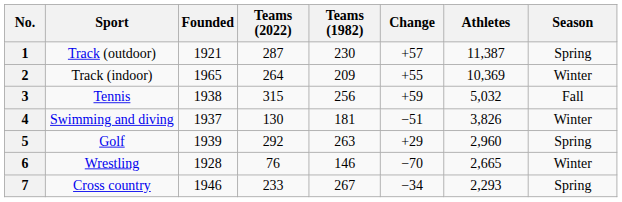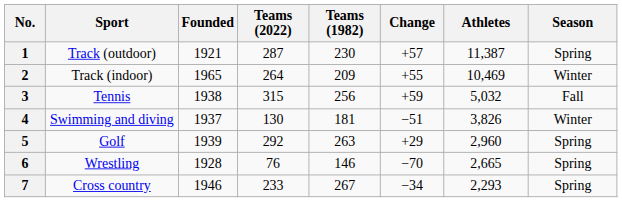(486, 75) 10,369 -> (486, 75) 10,469
(573, 163) Winter -> (573, 163) Spring
